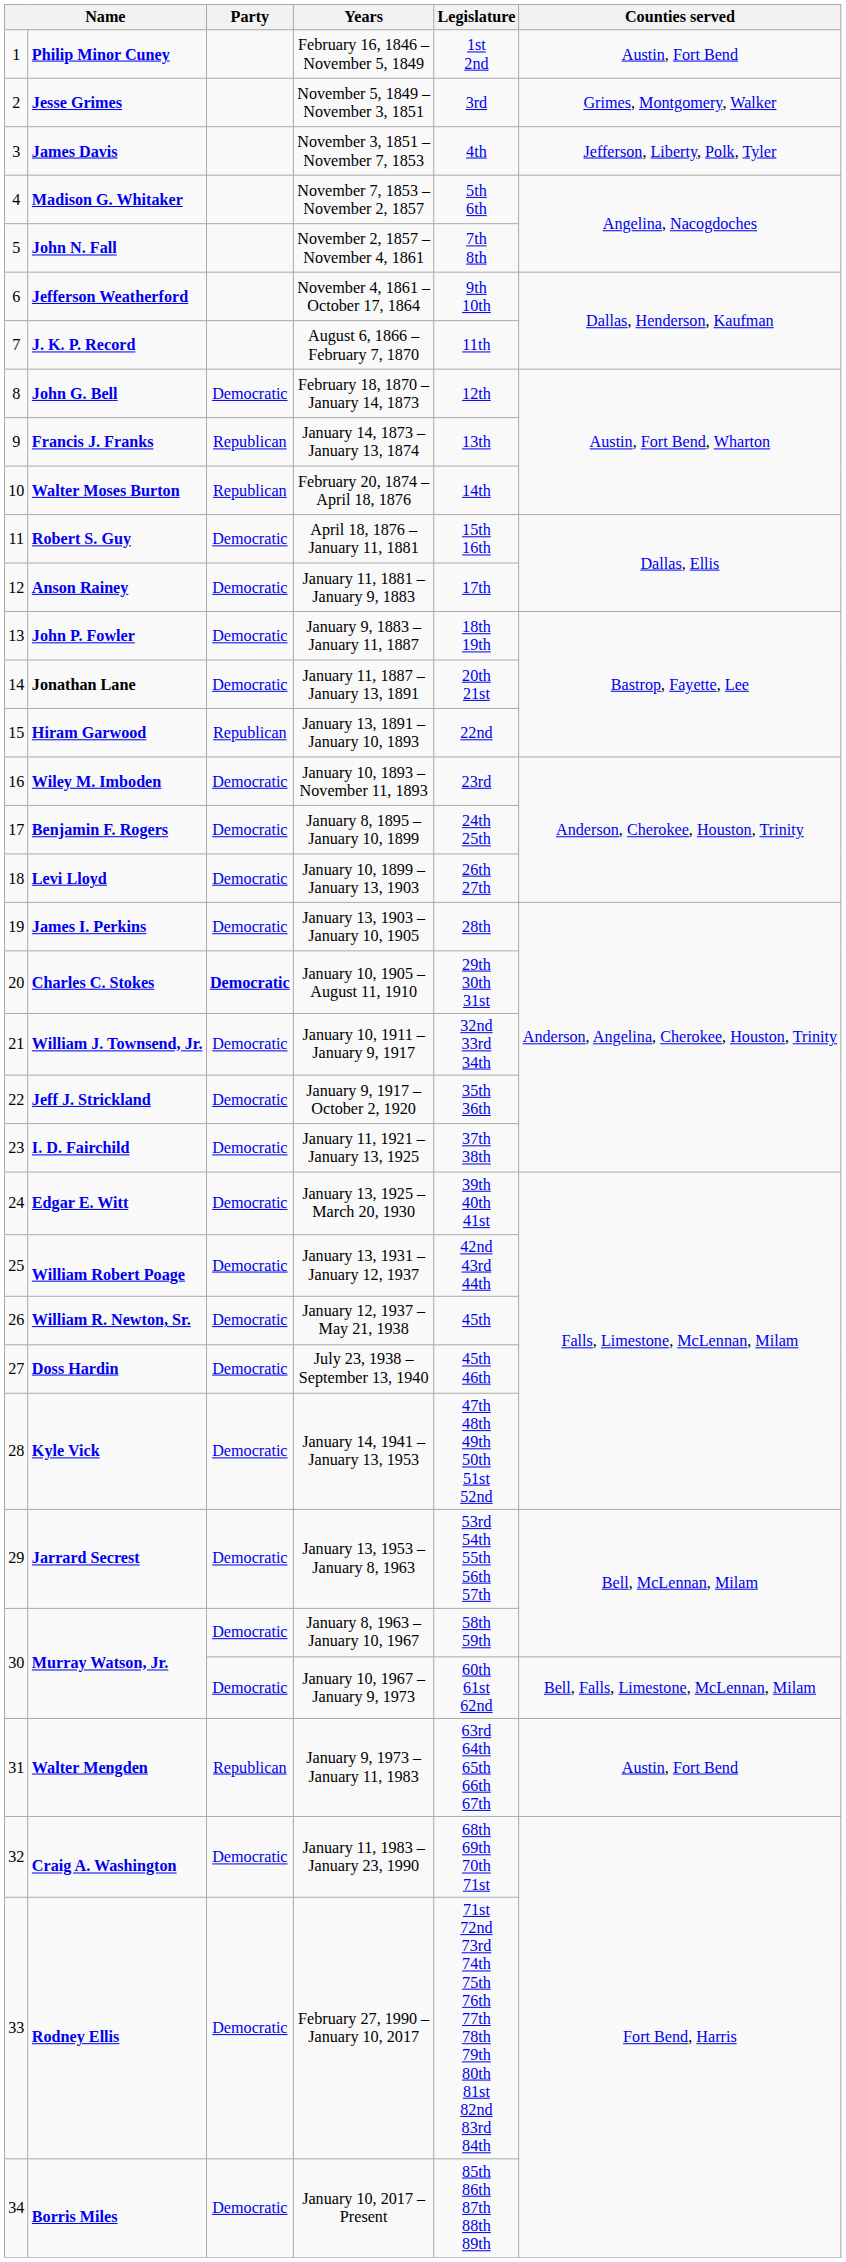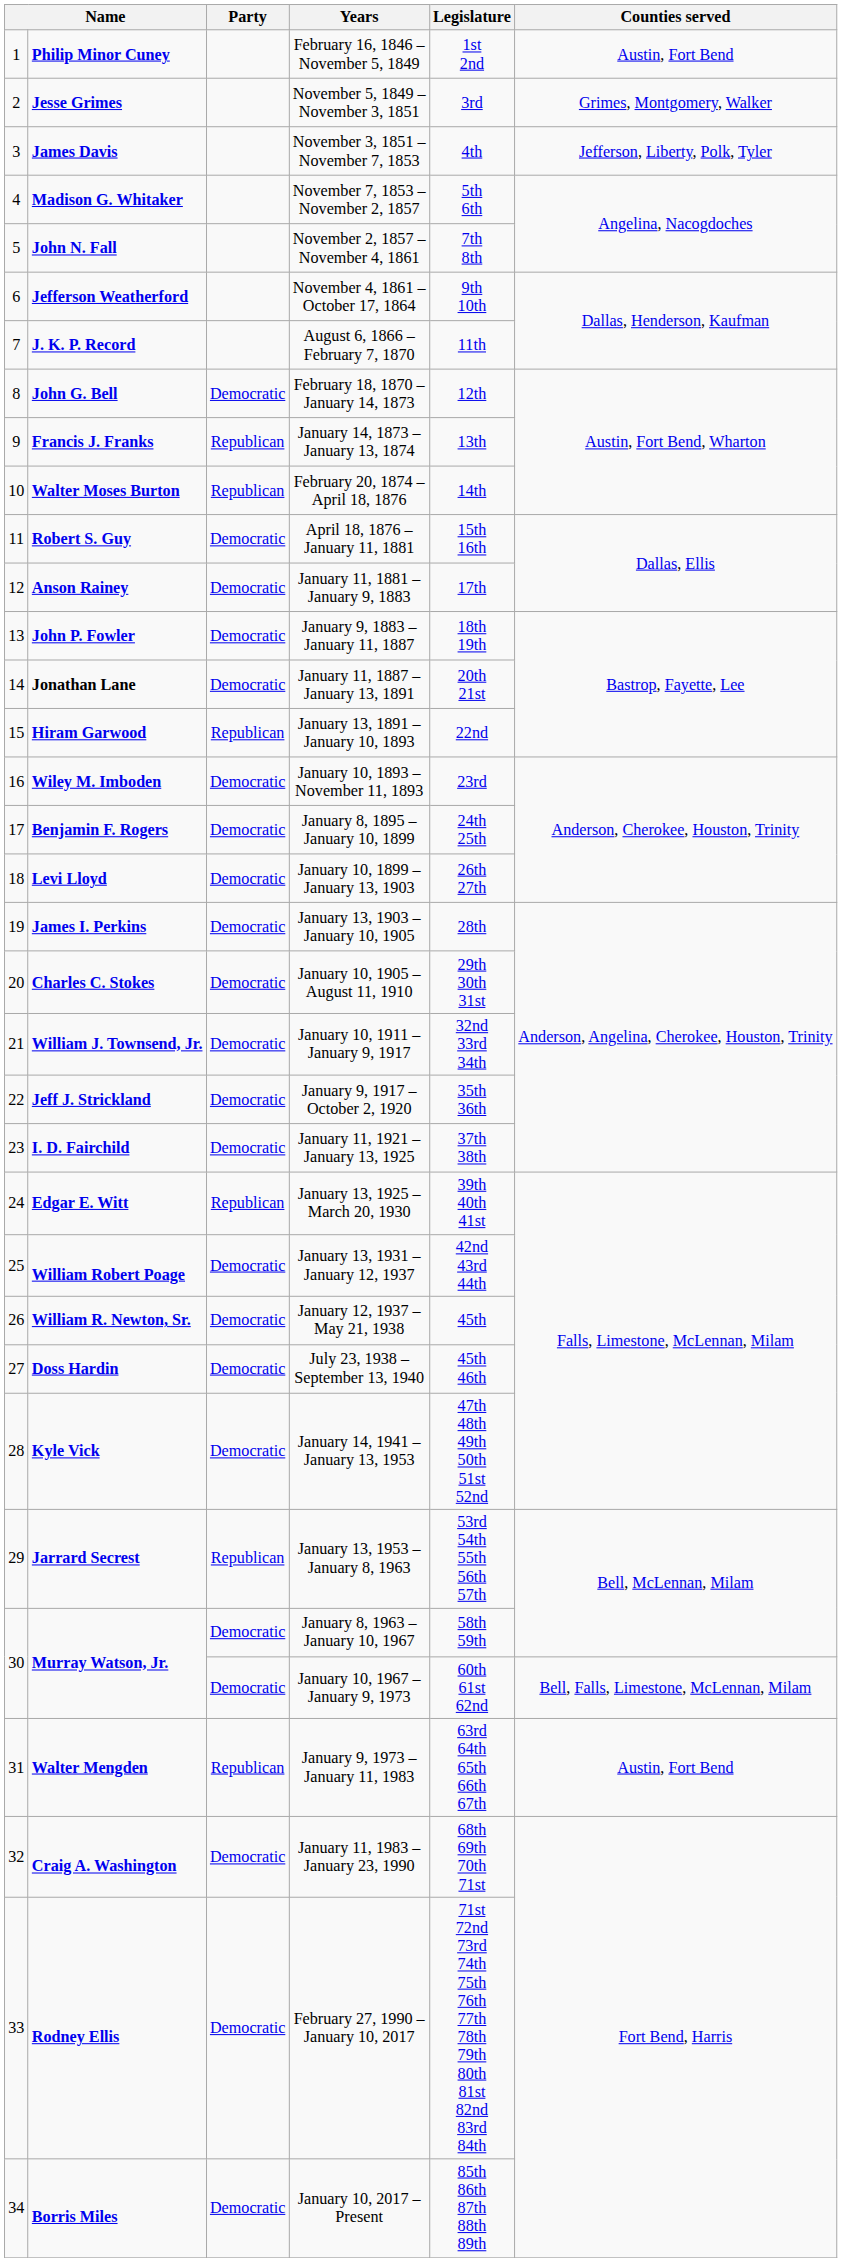(250, 982) bold -> (248, 982) normal
(250, 1203) Democratic -> (248, 1203) Republican
(250, 1558) Democratic -> (248, 1558) Republican
